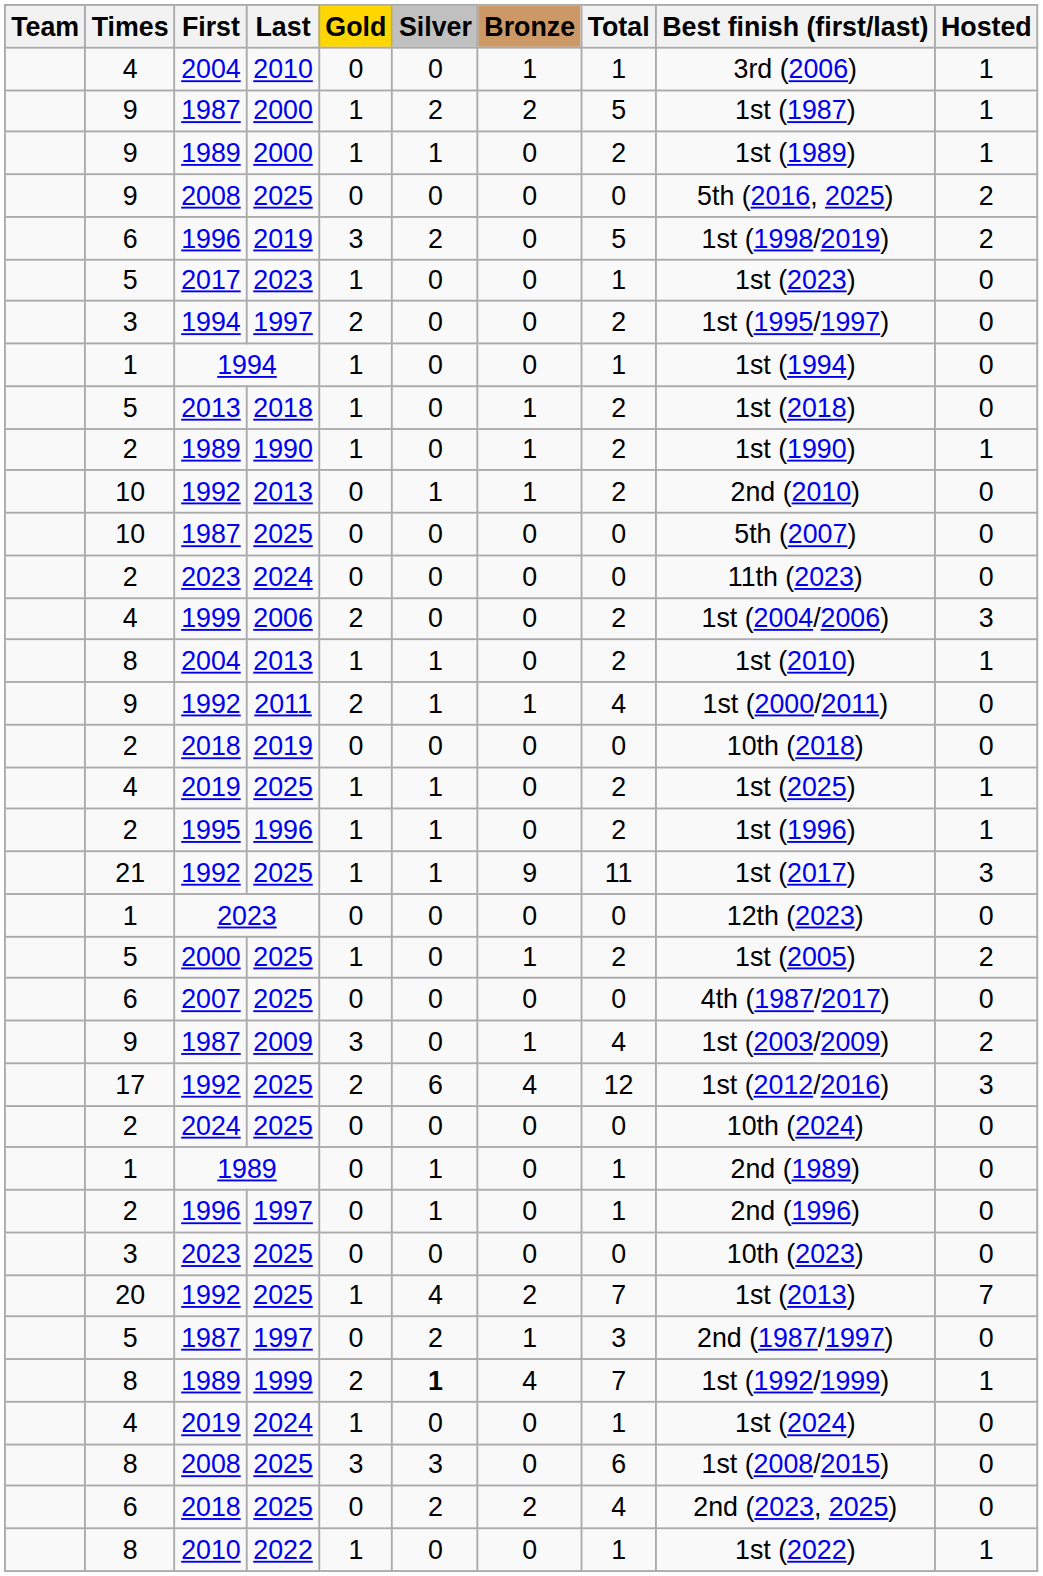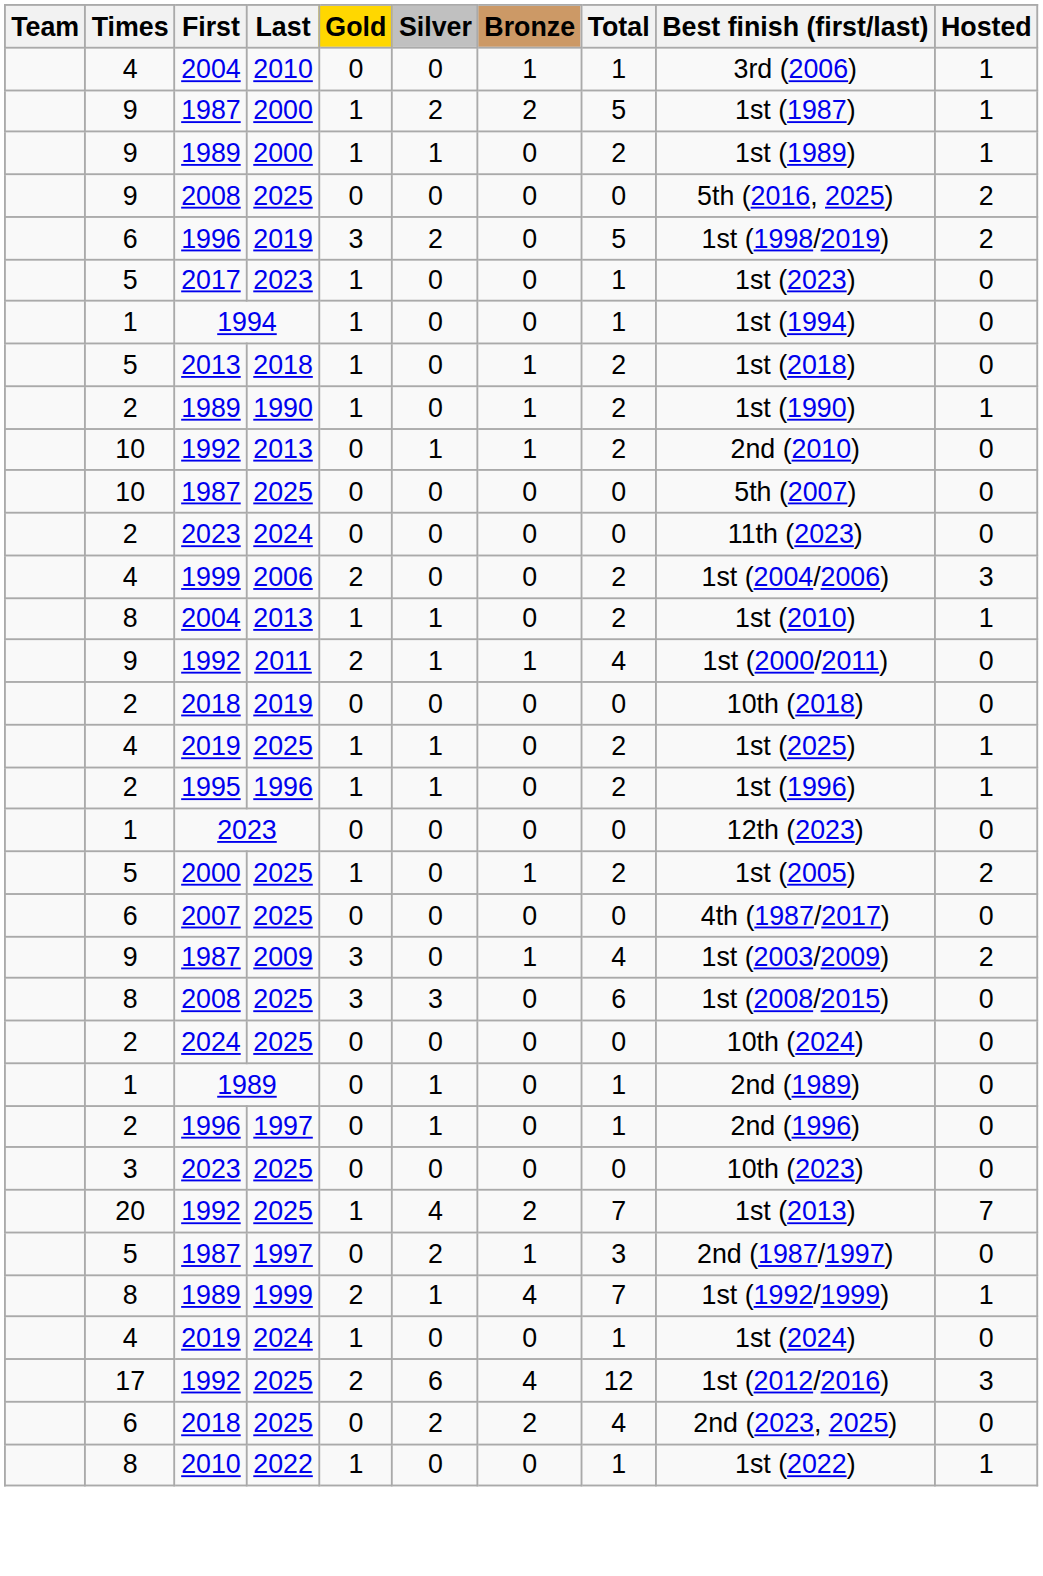- row: (130, 323)
- row: (130, 873)
rows swapped: (130, 1465) <-> (130, 1084)
(435, 1381) bold -> (435, 1296) normal
